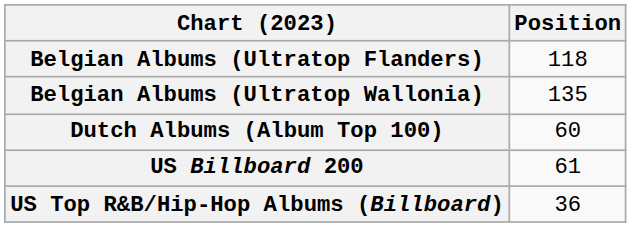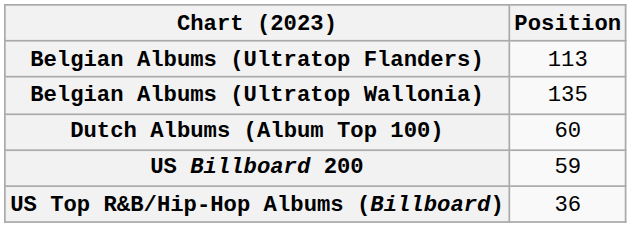(568, 59) 118 -> (568, 59) 113
(568, 168) 61 -> (568, 168) 59
